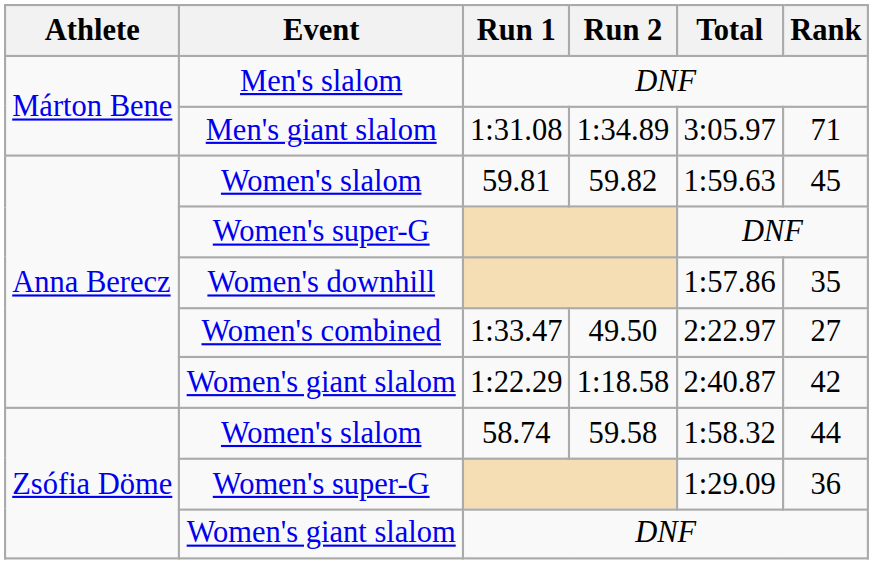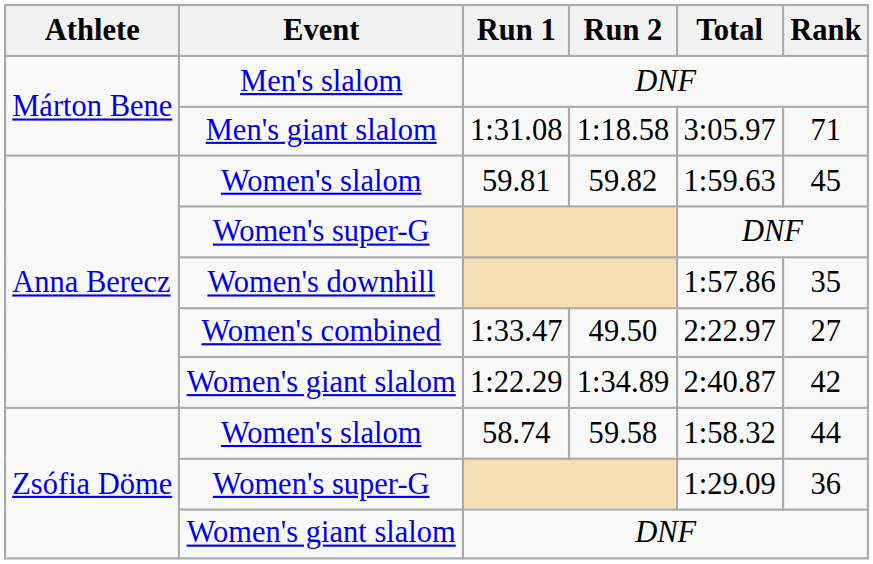(623, 130) 1:34.89 -> (623, 130) 1:18.58
(623, 382) 1:18.58 -> (623, 382) 1:34.89
